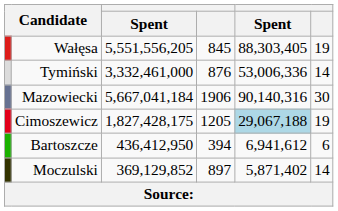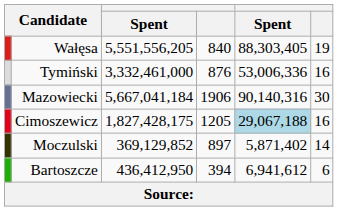(220, 48) 845 -> (220, 48) 840
(322, 72) 14 -> (322, 72) 16
(322, 121) 19 -> (322, 121) 16
rows swapped: (64, 145) <-> (65, 169)
